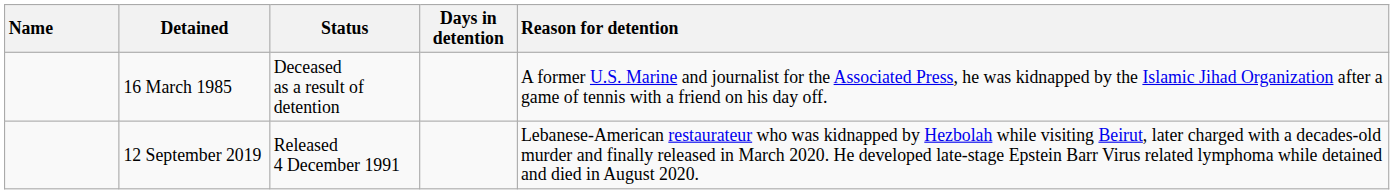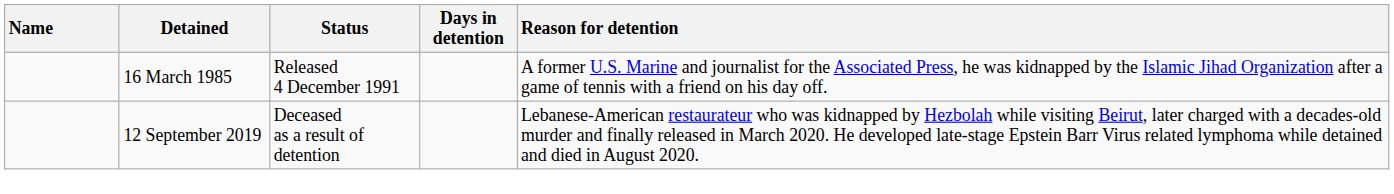(319, 86) Deceased as a result of detention -> (337, 76) Released 4 December 1991
(337, 154) Released 4 December 1991 -> (319, 134) Deceased as a result of detention
